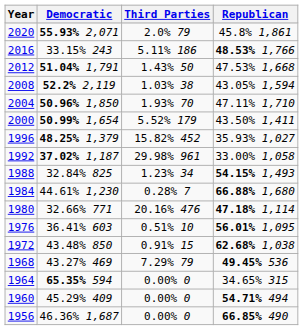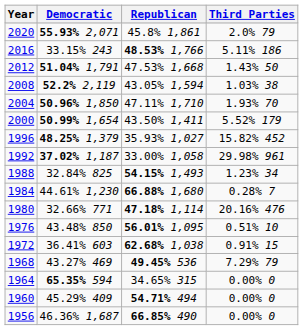columns swapped: (255, 14) <-> (167, 14)
(79, 227) 36.41% 603 -> (79, 227) 43.48% 850
(79, 245) 43.48% 850 -> (79, 245) 36.41% 603
